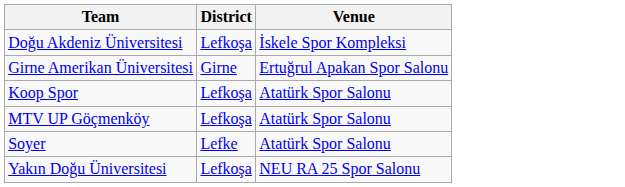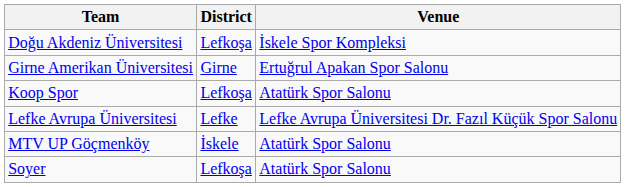+ row: (92, 118)
(226, 118) Lefkoşa -> (220, 144) İskele
(219, 144) Lefke -> (226, 169) Lefkoşa
- row: (87, 169)
